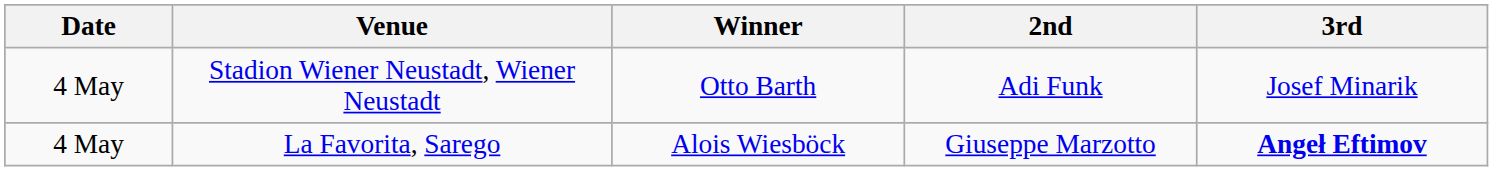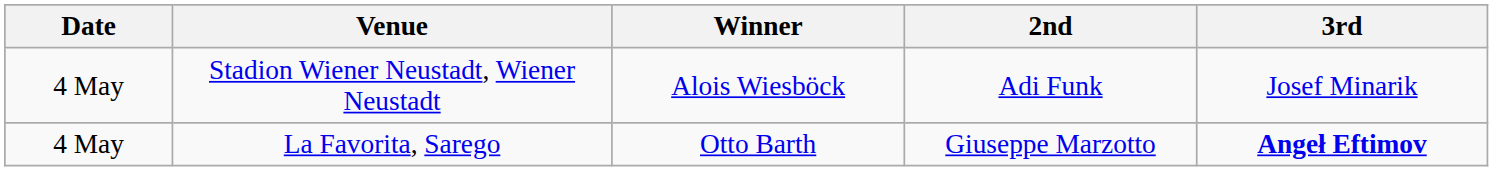(758, 84) Otto Barth -> (758, 84) Alois Wiesböck
(758, 143) Alois Wiesböck -> (758, 143) Otto Barth
